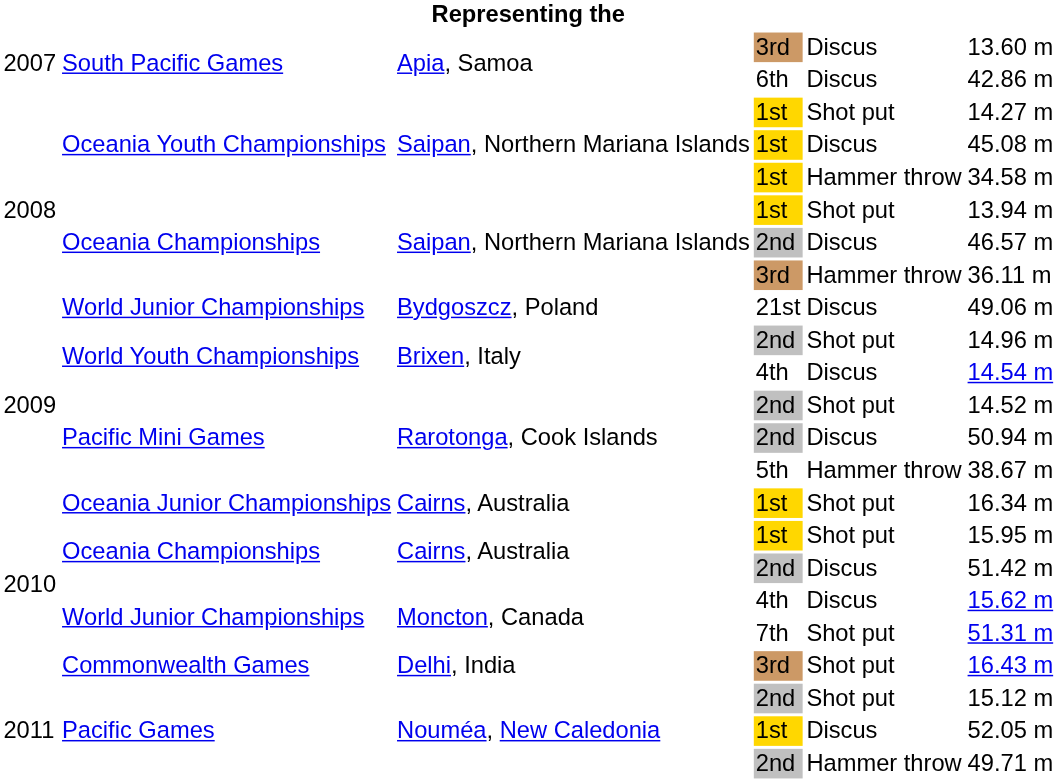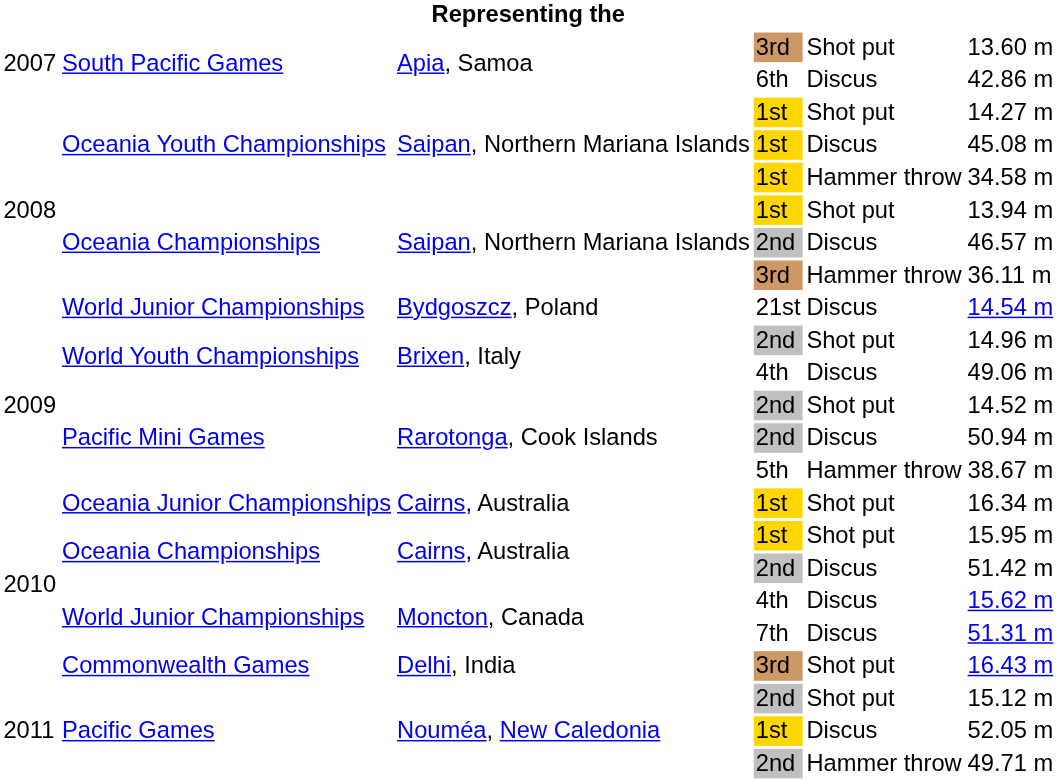(842, 47) Discus -> (851, 47) Shot put
(1010, 307) 49.06 m -> (1010, 307) 14.54 m
(1010, 372) 14.54 m -> (1010, 372) 49.06 m
(851, 633) Shot put -> (842, 633) Discus
